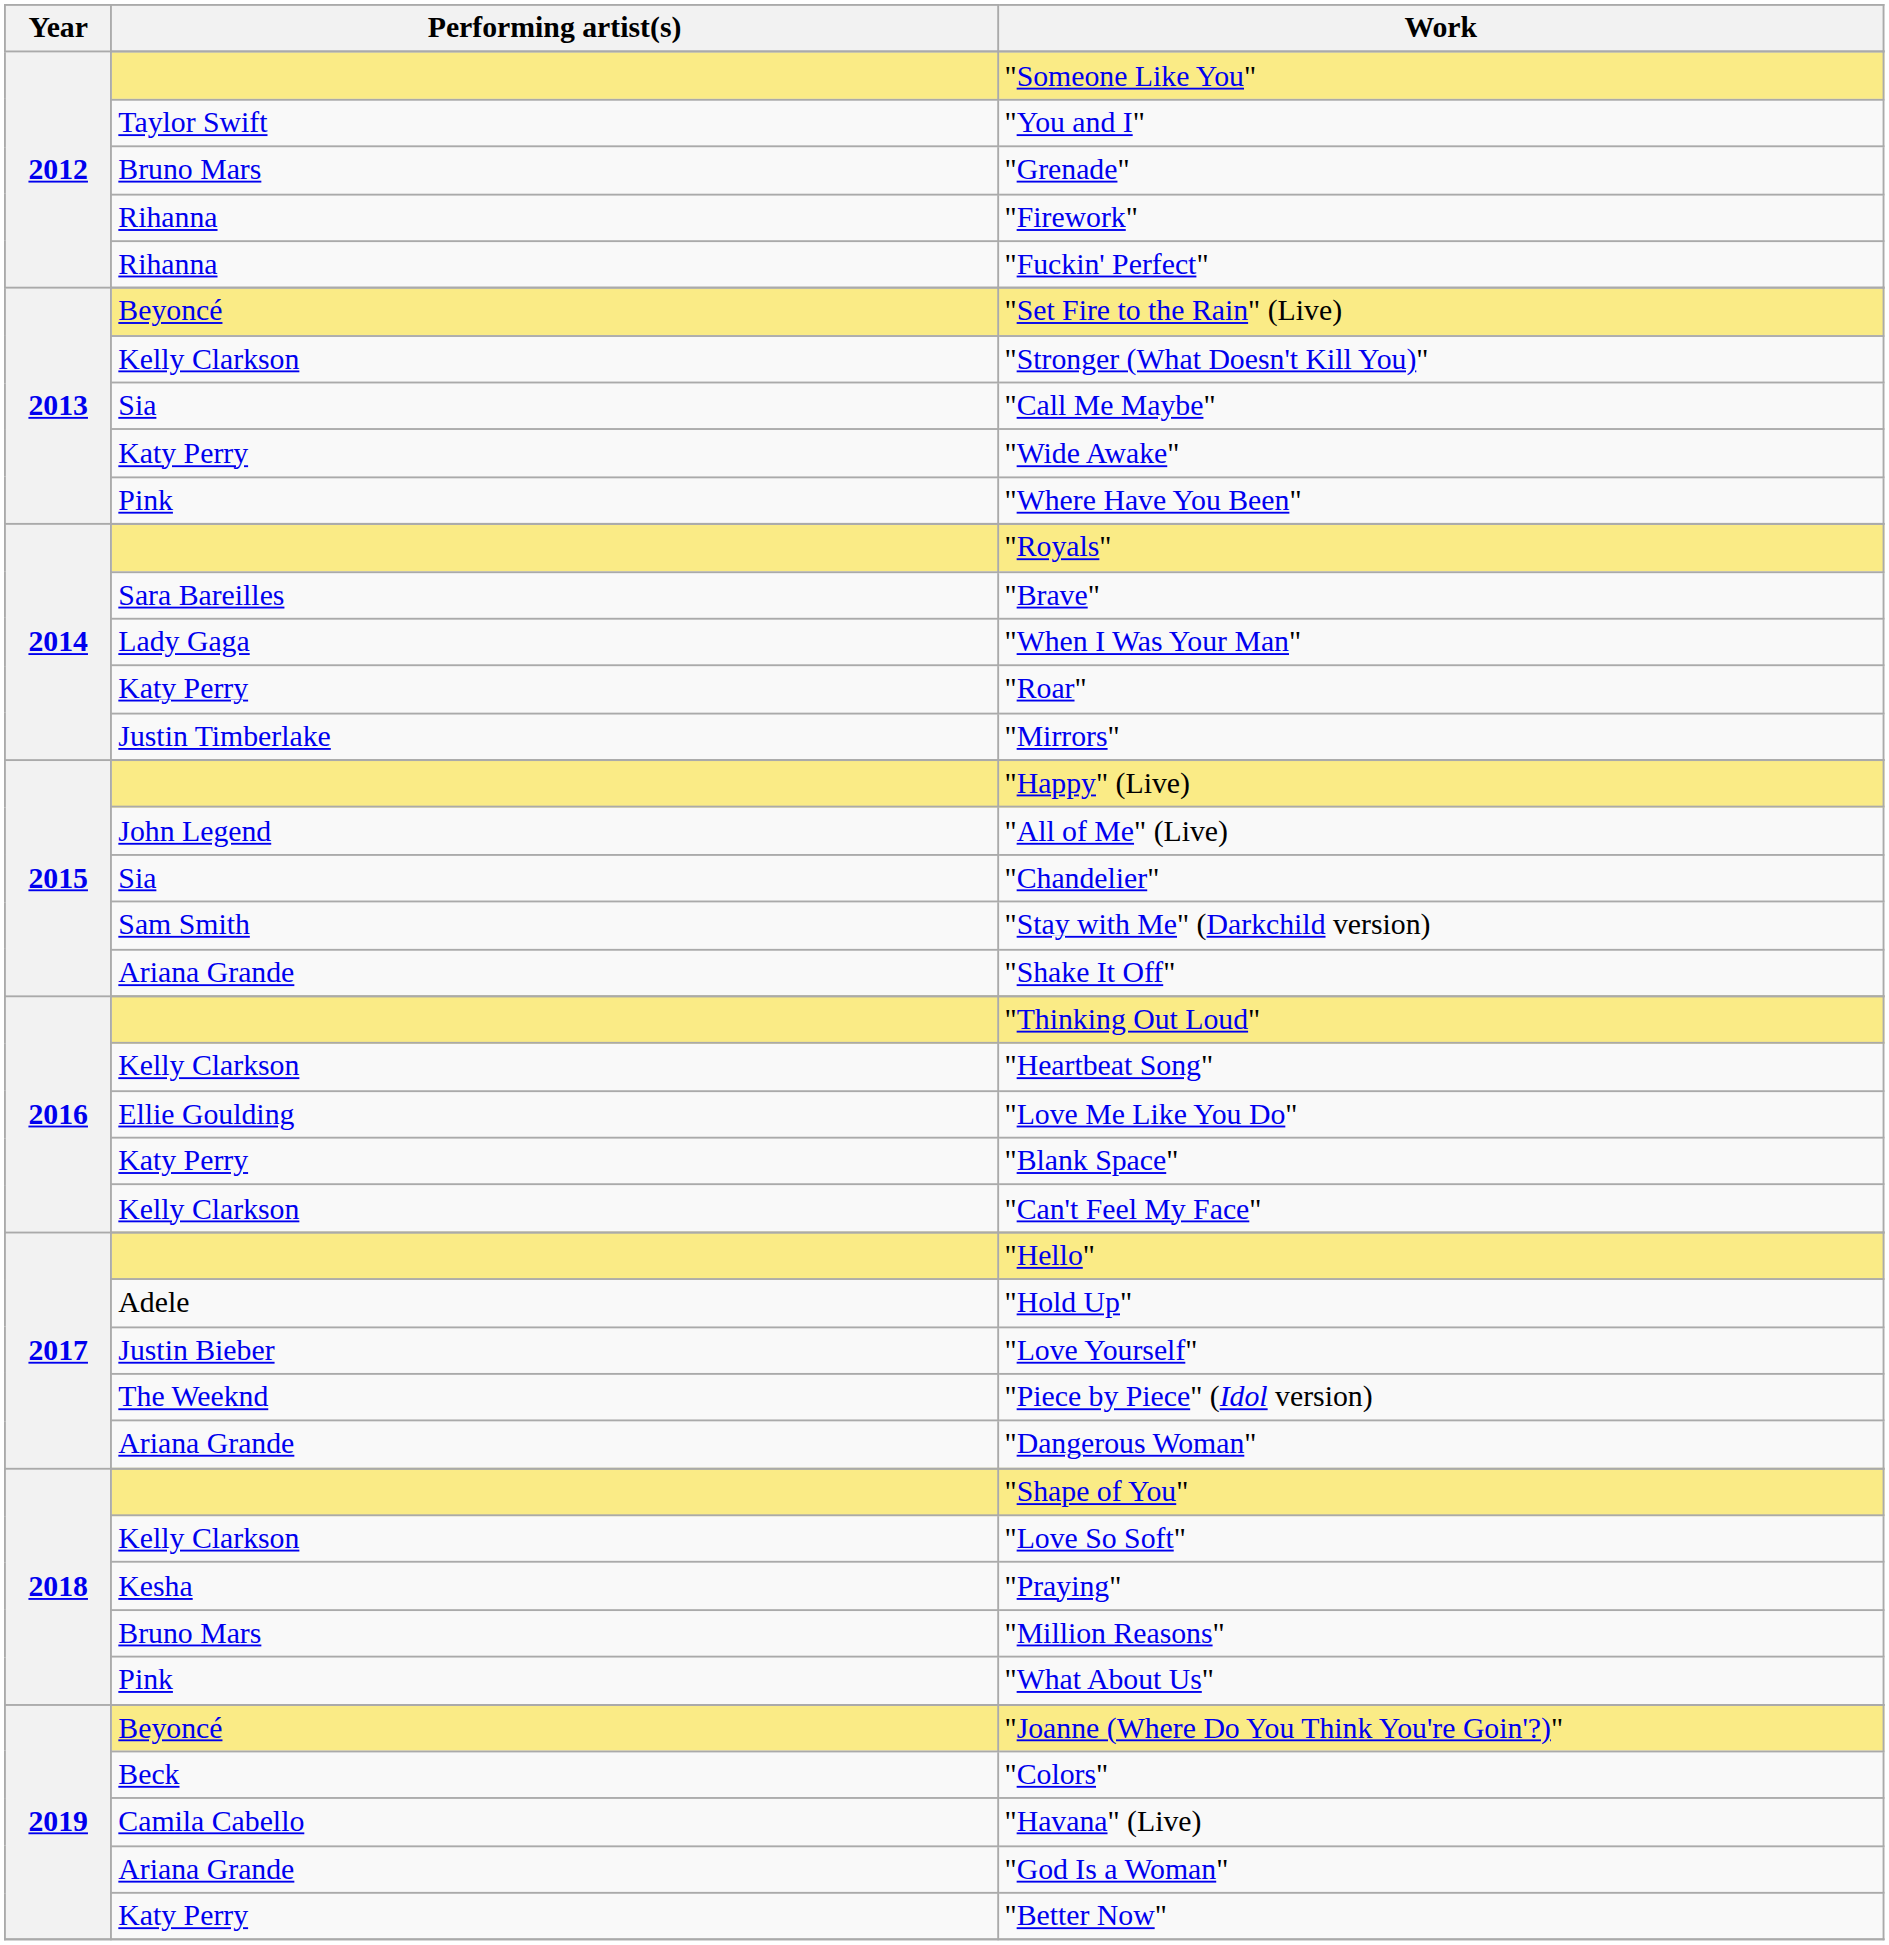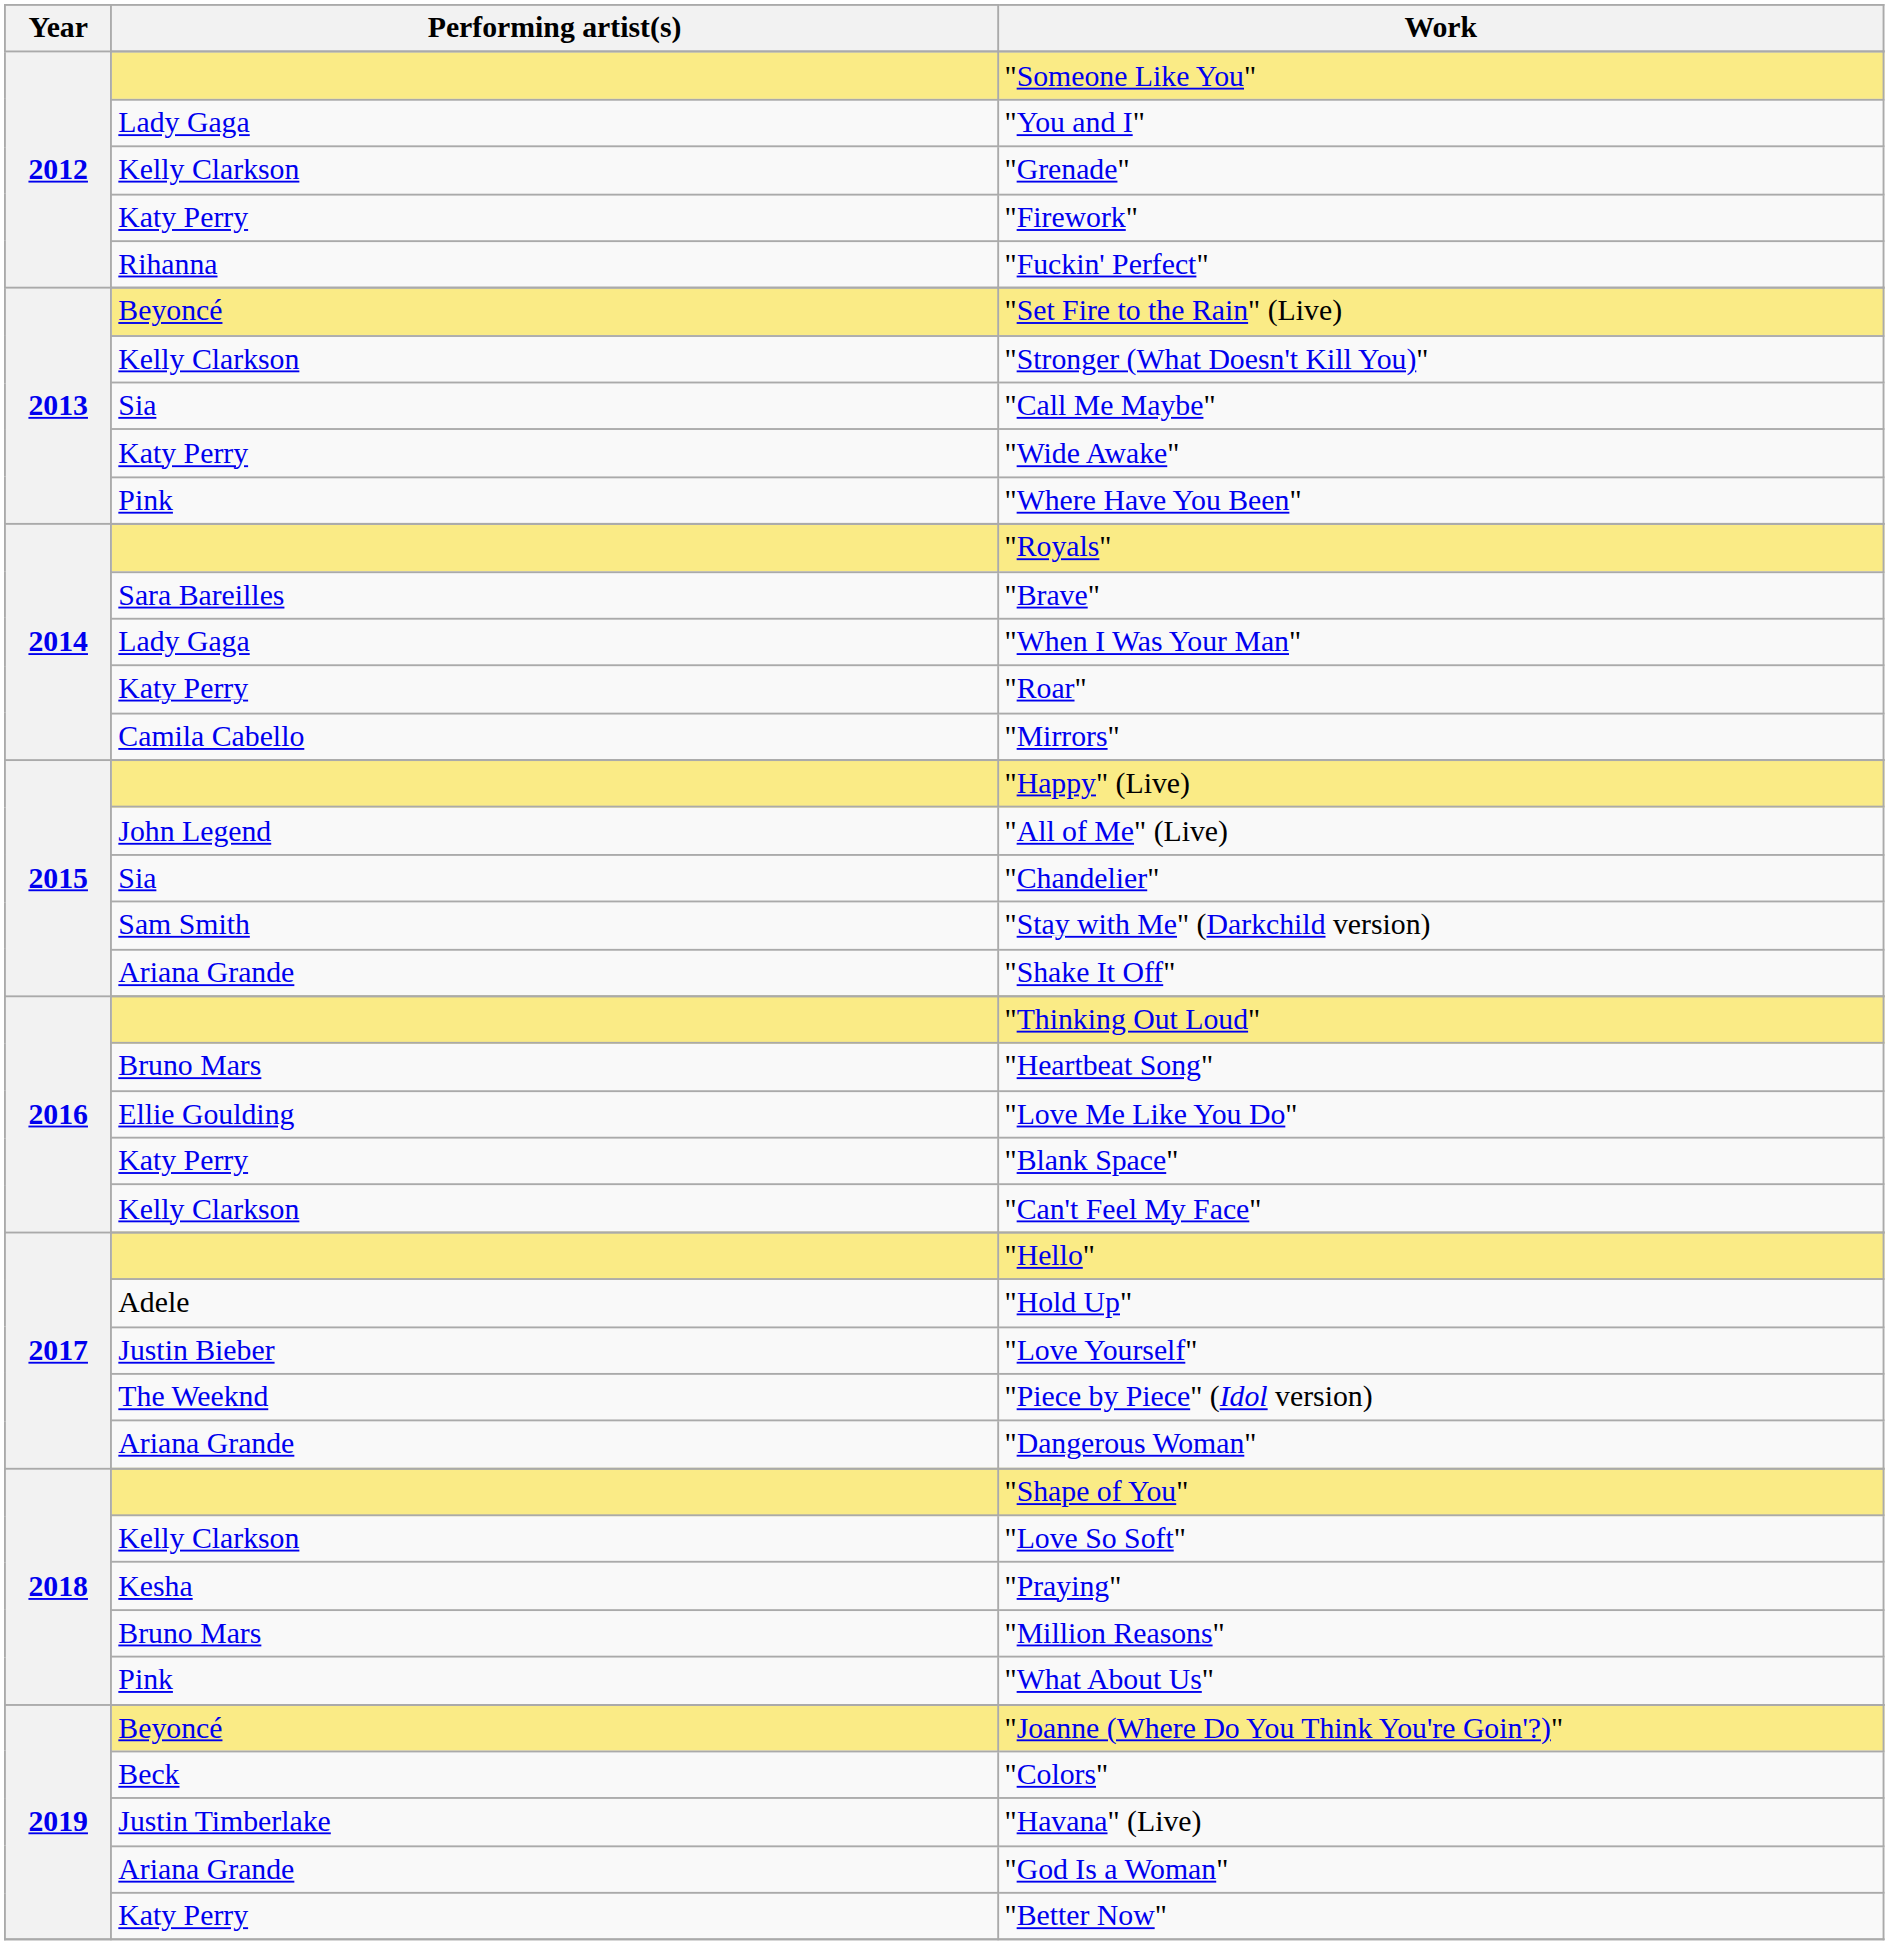(193, 122) Taylor Swift -> (184, 122) Lady Gaga
(190, 169) Bruno Mars -> (209, 169) Kelly Clarkson
(168, 216) Rihanna -> (183, 216) Katy Perry
(225, 736) Justin Timberlake -> (211, 736) Camila Cabello
(209, 1066) Kelly Clarkson -> (190, 1066) Bruno Mars
(211, 1821) Camila Cabello -> (225, 1821) Justin Timberlake
